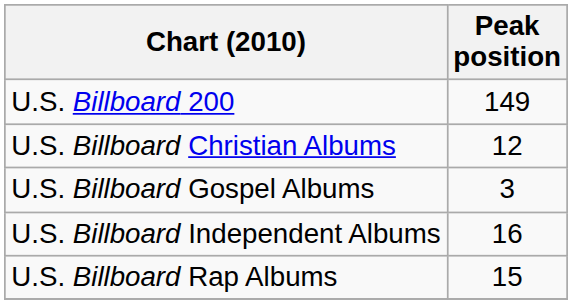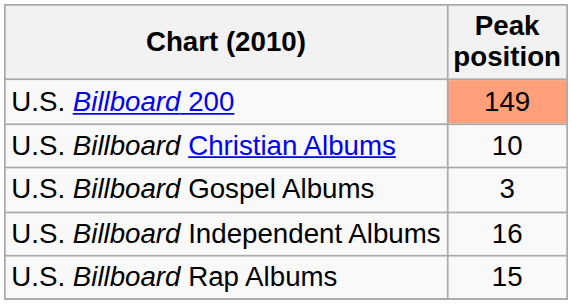(507, 101) no background -> (507, 101) lightsalmon background
(507, 145) 12 -> (507, 145) 10
